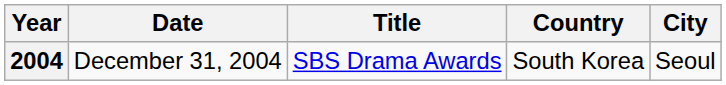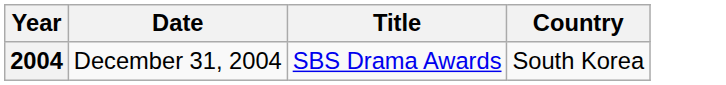- column: (685, 23)
